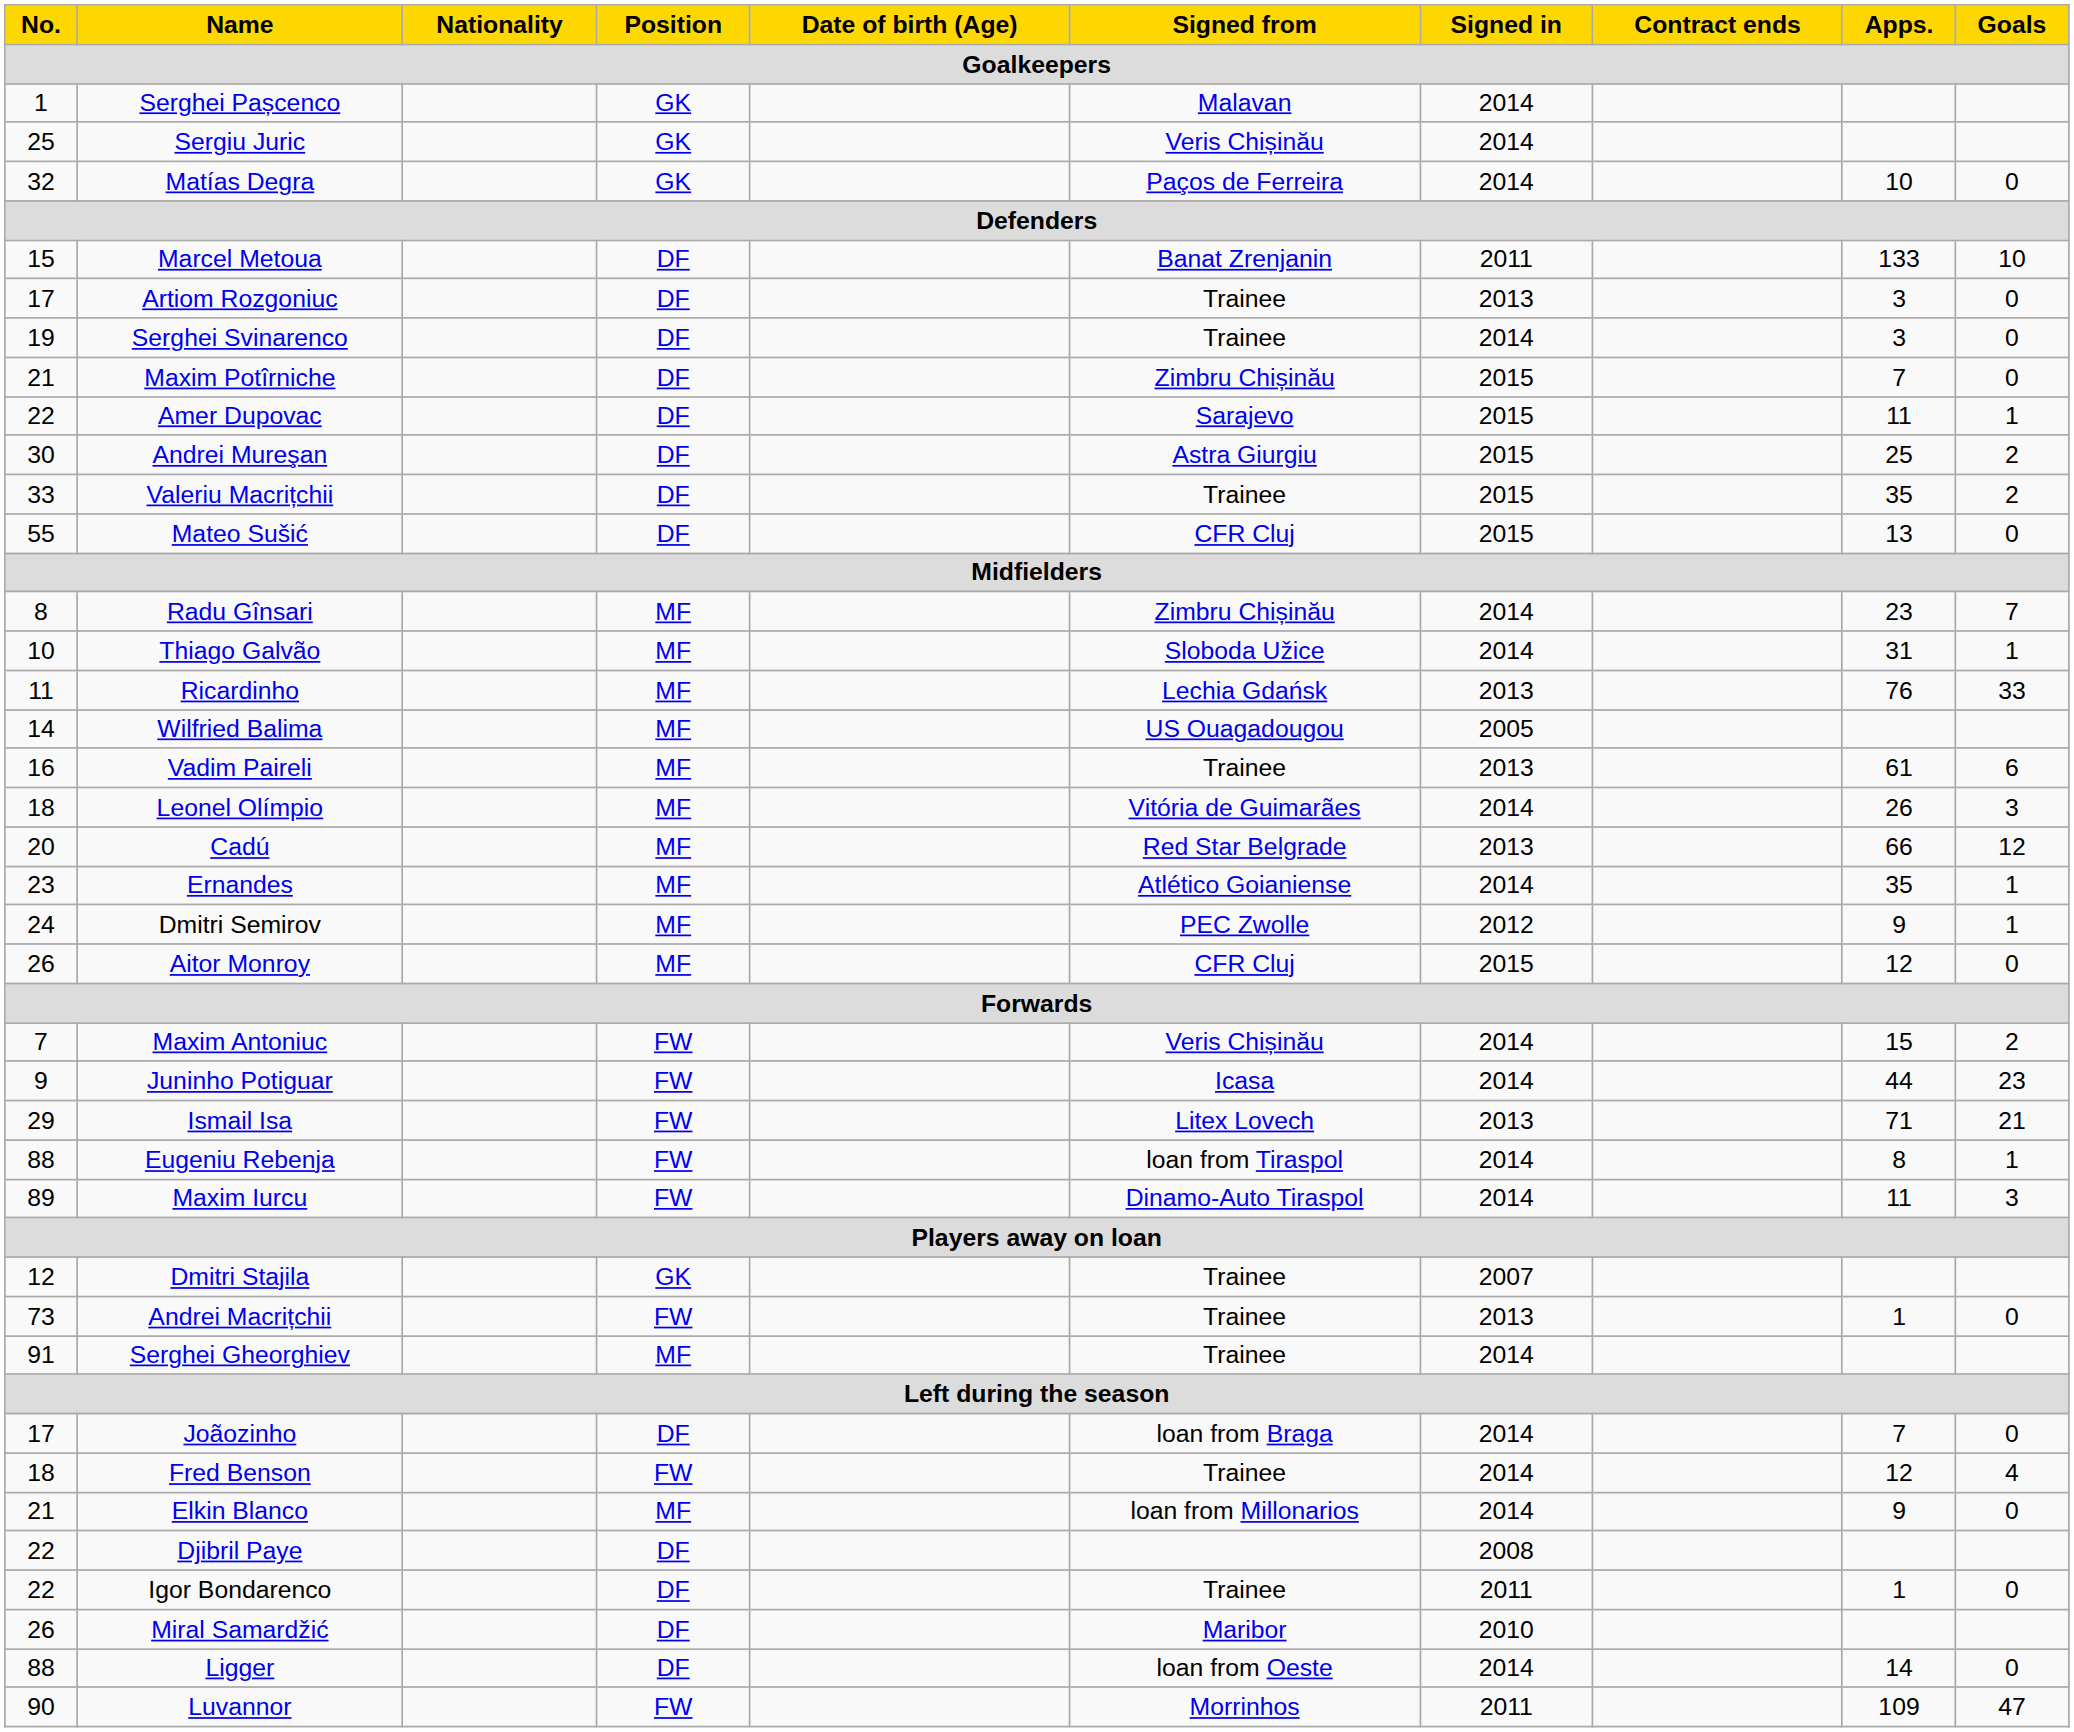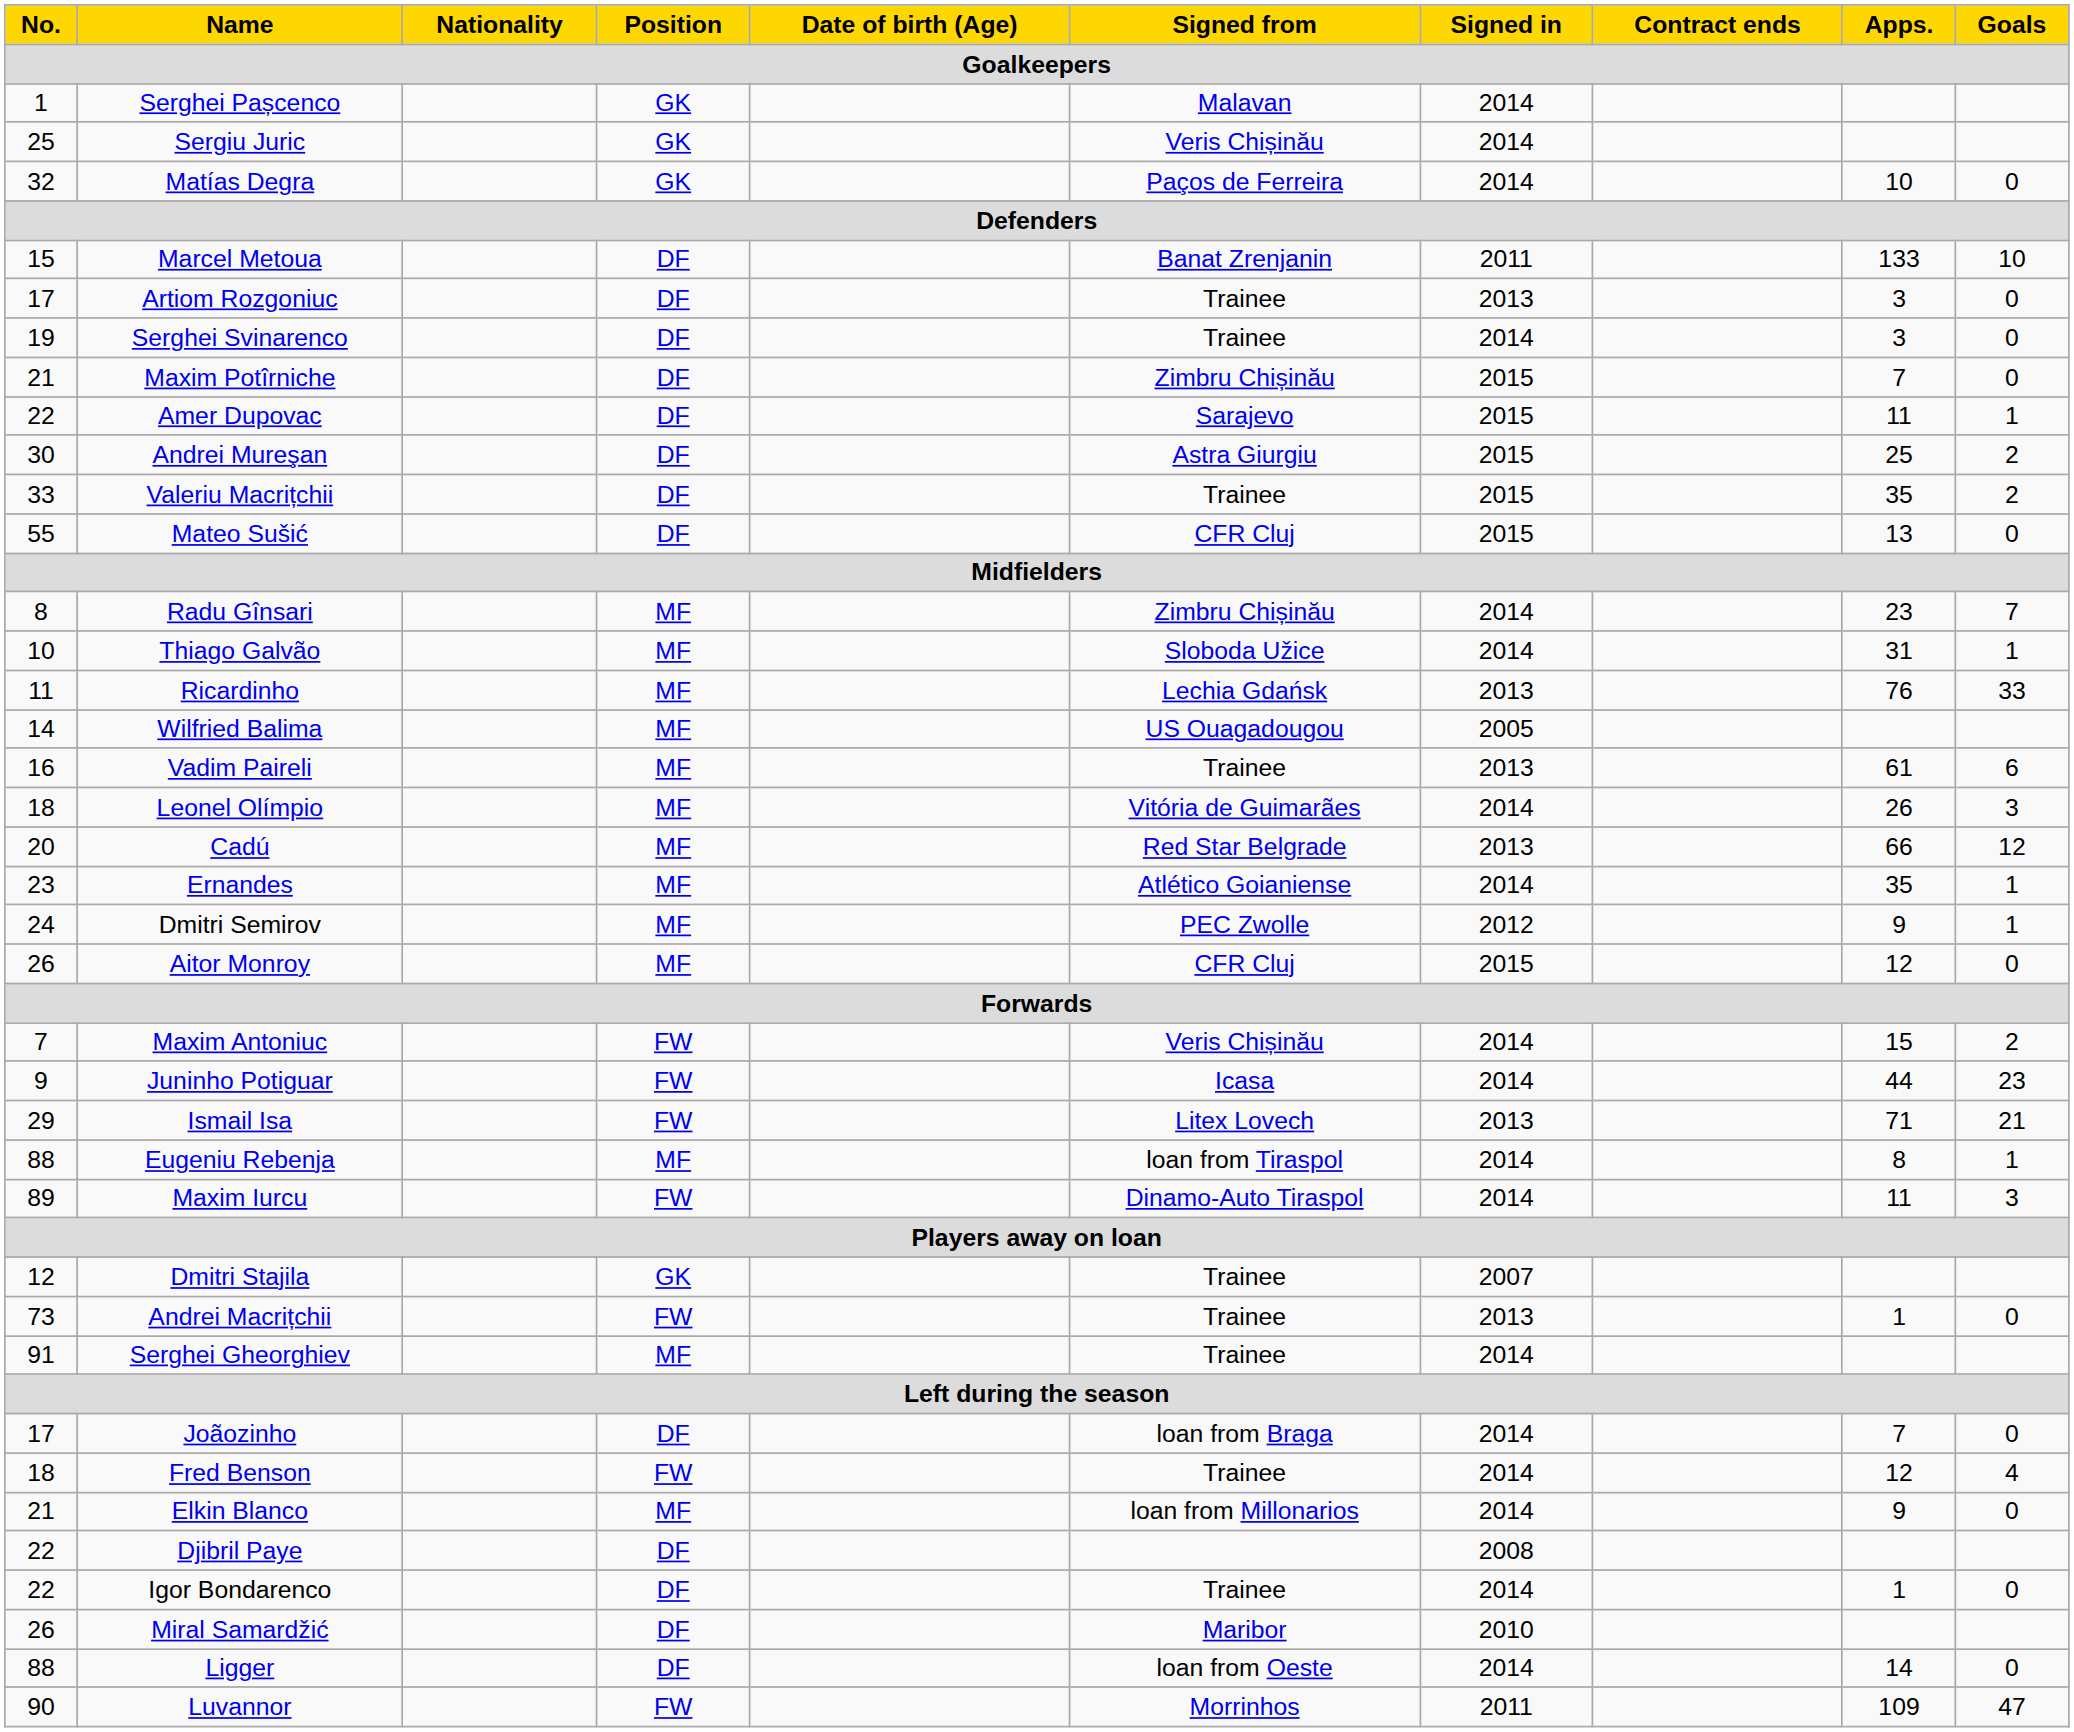(673, 1160) FW -> (673, 1160) MF
(1506, 1590) 2011 -> (1506, 1590) 2014
